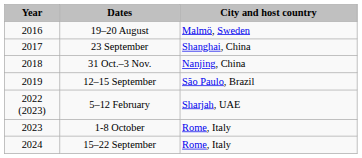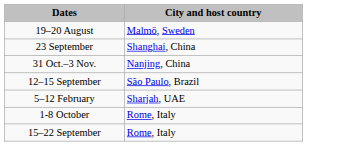- column: (32, 13)
